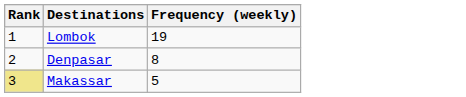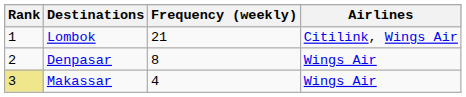+ column: (381, 15)
(159, 37) 19 -> (159, 37) 21
(155, 80) 5 -> (155, 80) 4
